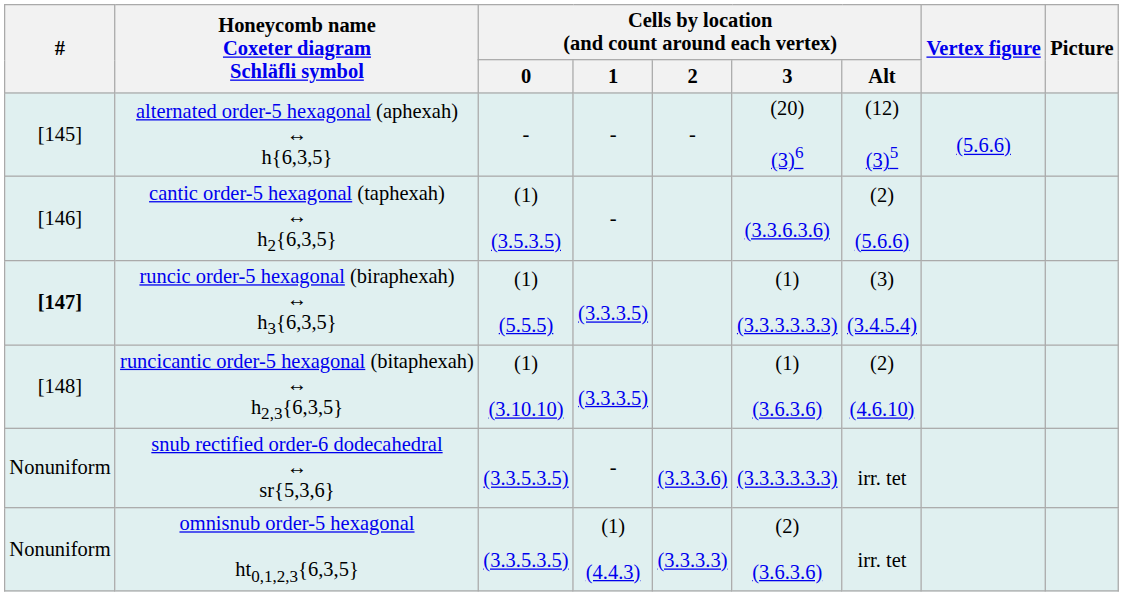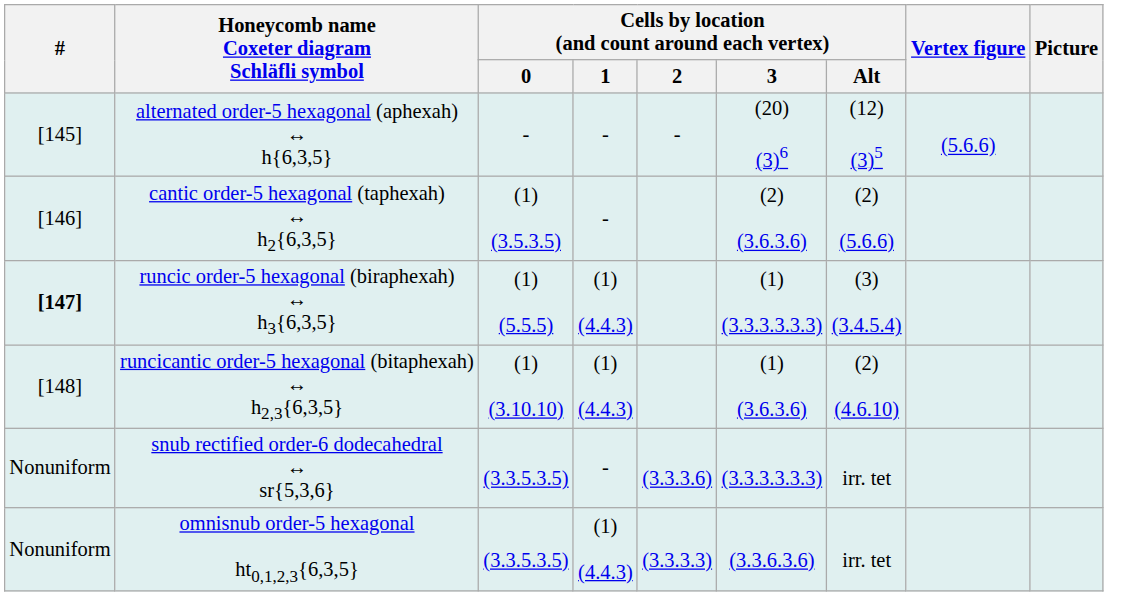(787, 230) (3.3.6.3.6) -> (772, 218) (2) (3.6.3.6)
(613, 314) (3.3.3.5) -> (605, 302) (1) (4.4.3)
(613, 397) (3.3.3.5) -> (605, 386) (1) (4.4.3)
(787, 548) (2) (3.6.3.6) -> (772, 560) (3.3.6.3.6)
